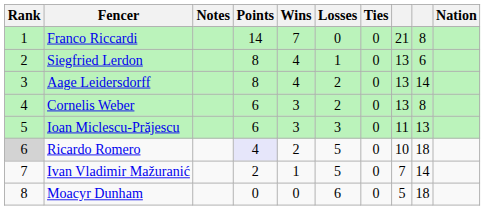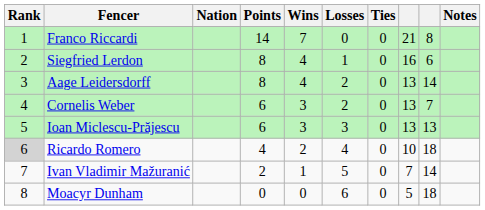columns swapped: (456, 15) <-> (213, 15)
(402, 60) 13 -> (409, 60) 16
(423, 104) 8 -> (430, 104) 7
(402, 127) 11 -> (409, 127) 13
(255, 149) lavender background -> (262, 149) no background
(338, 149) 5 -> (345, 149) 4
